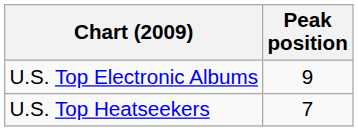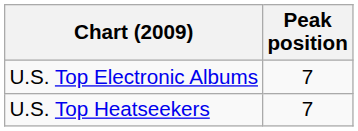(308, 76) 9 -> (308, 76) 7
